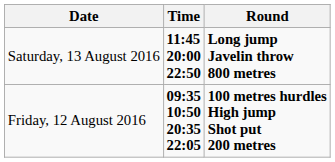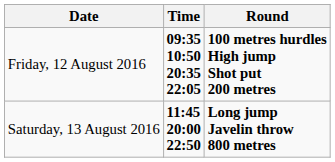rows swapped: (77, 120) <-> (84, 56)
